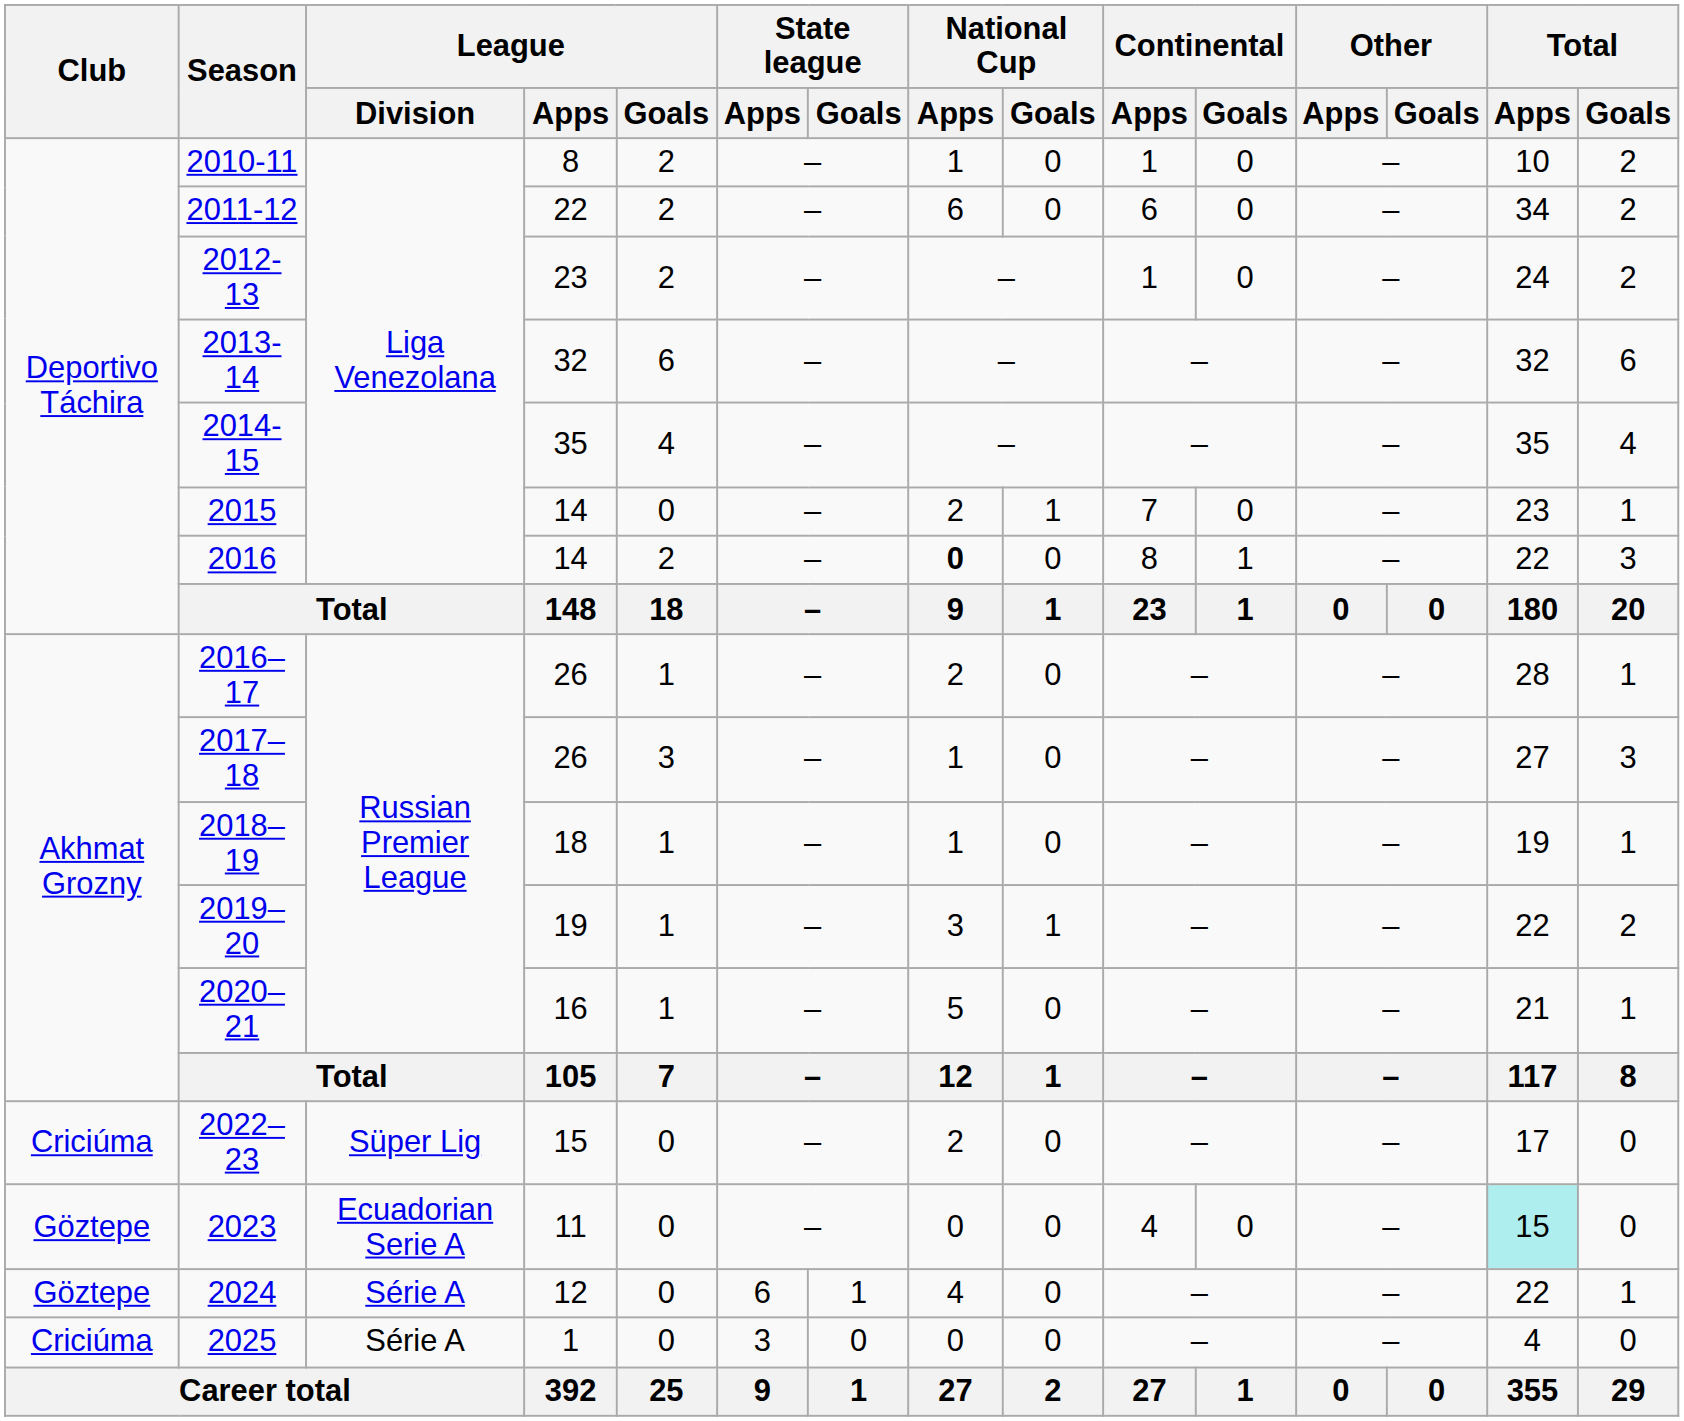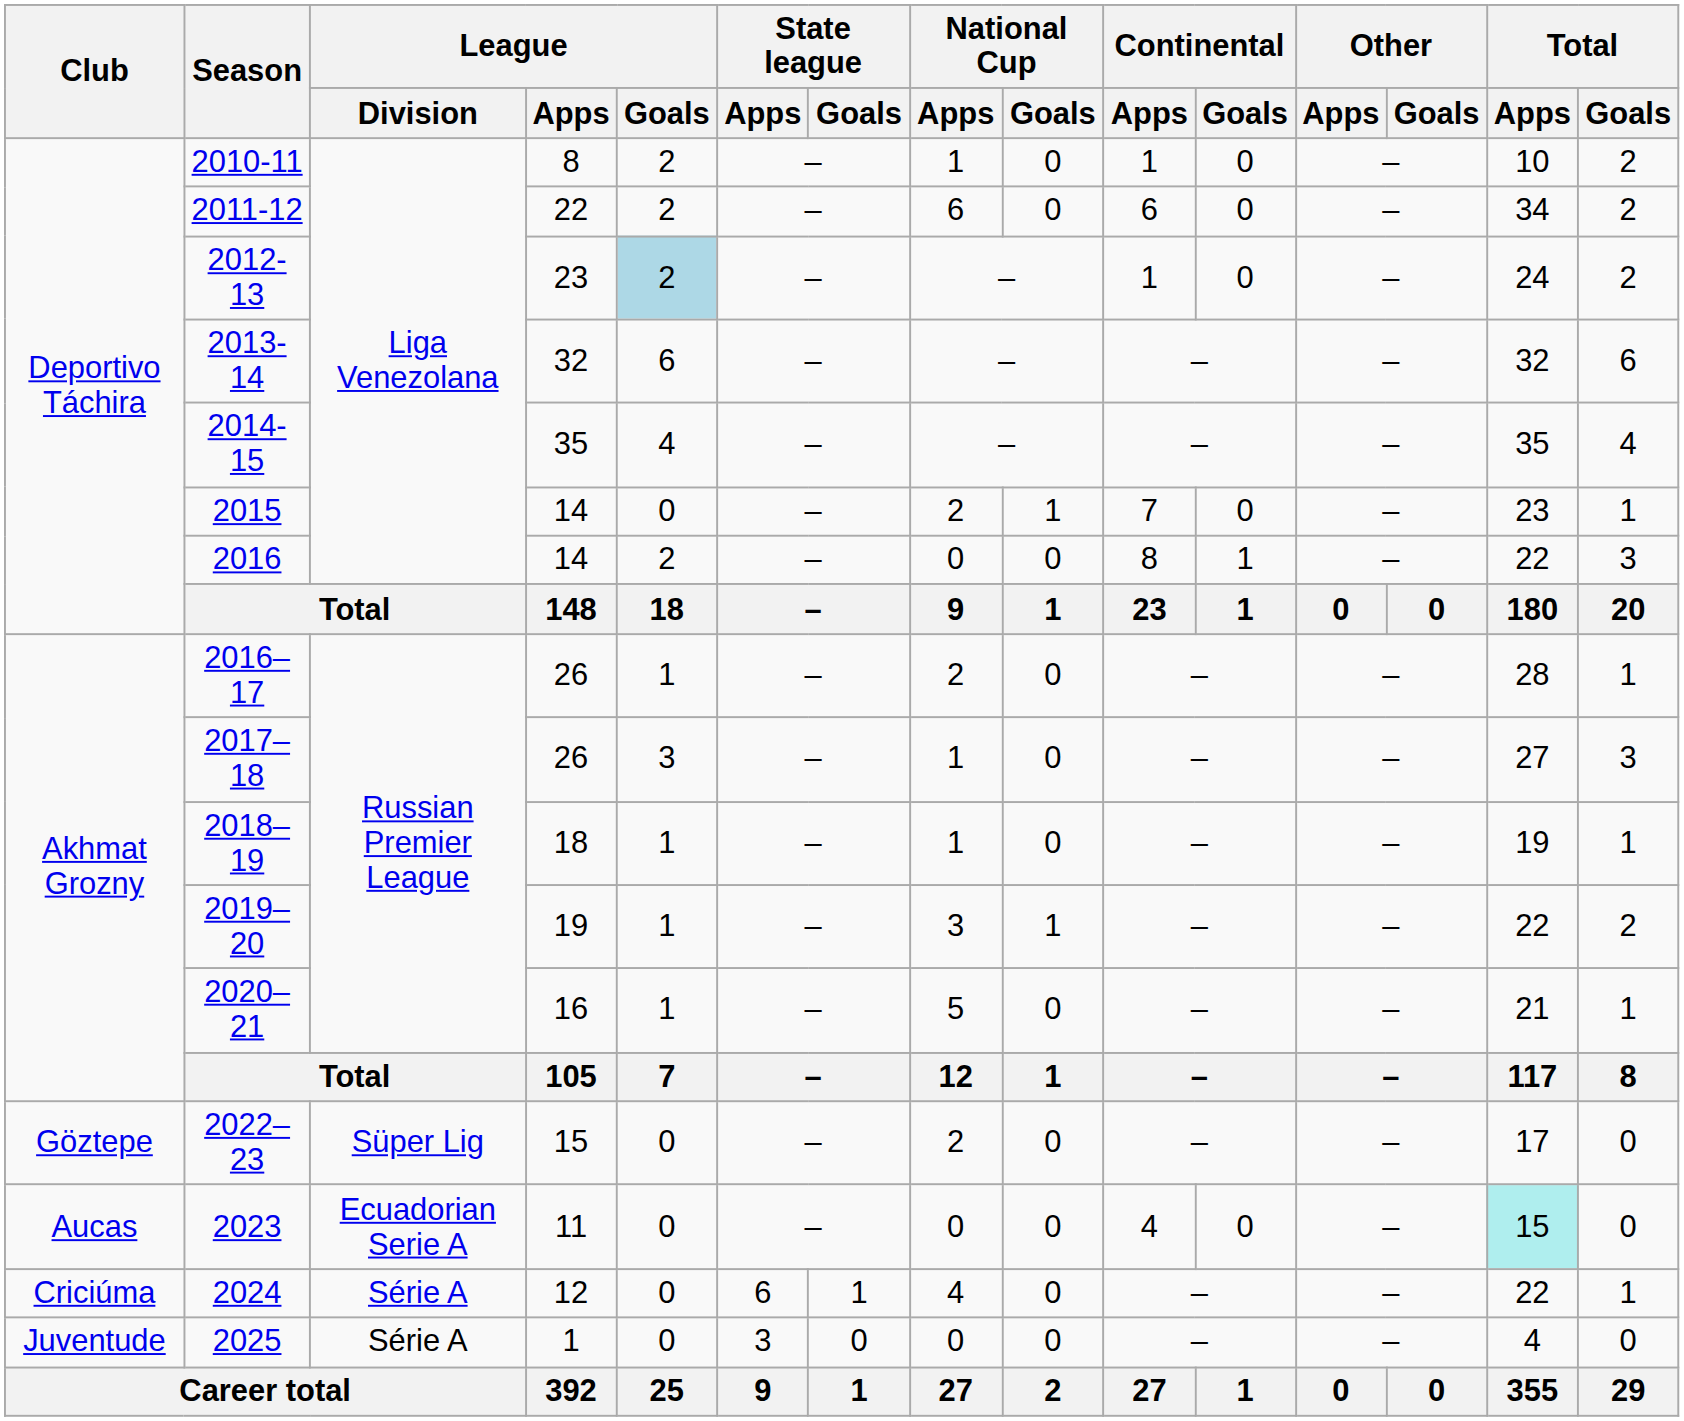(666, 276) no background -> (667, 276) lightblue background
(955, 559) bold -> (956, 559) normal
(92, 1142) Criciúma -> (94, 1142) Göztepe
(92, 1226) Göztepe -> (94, 1226) Aucas
(92, 1292) Göztepe -> (94, 1292) Criciúma
(92, 1341) Criciúma -> (94, 1341) Juventude
